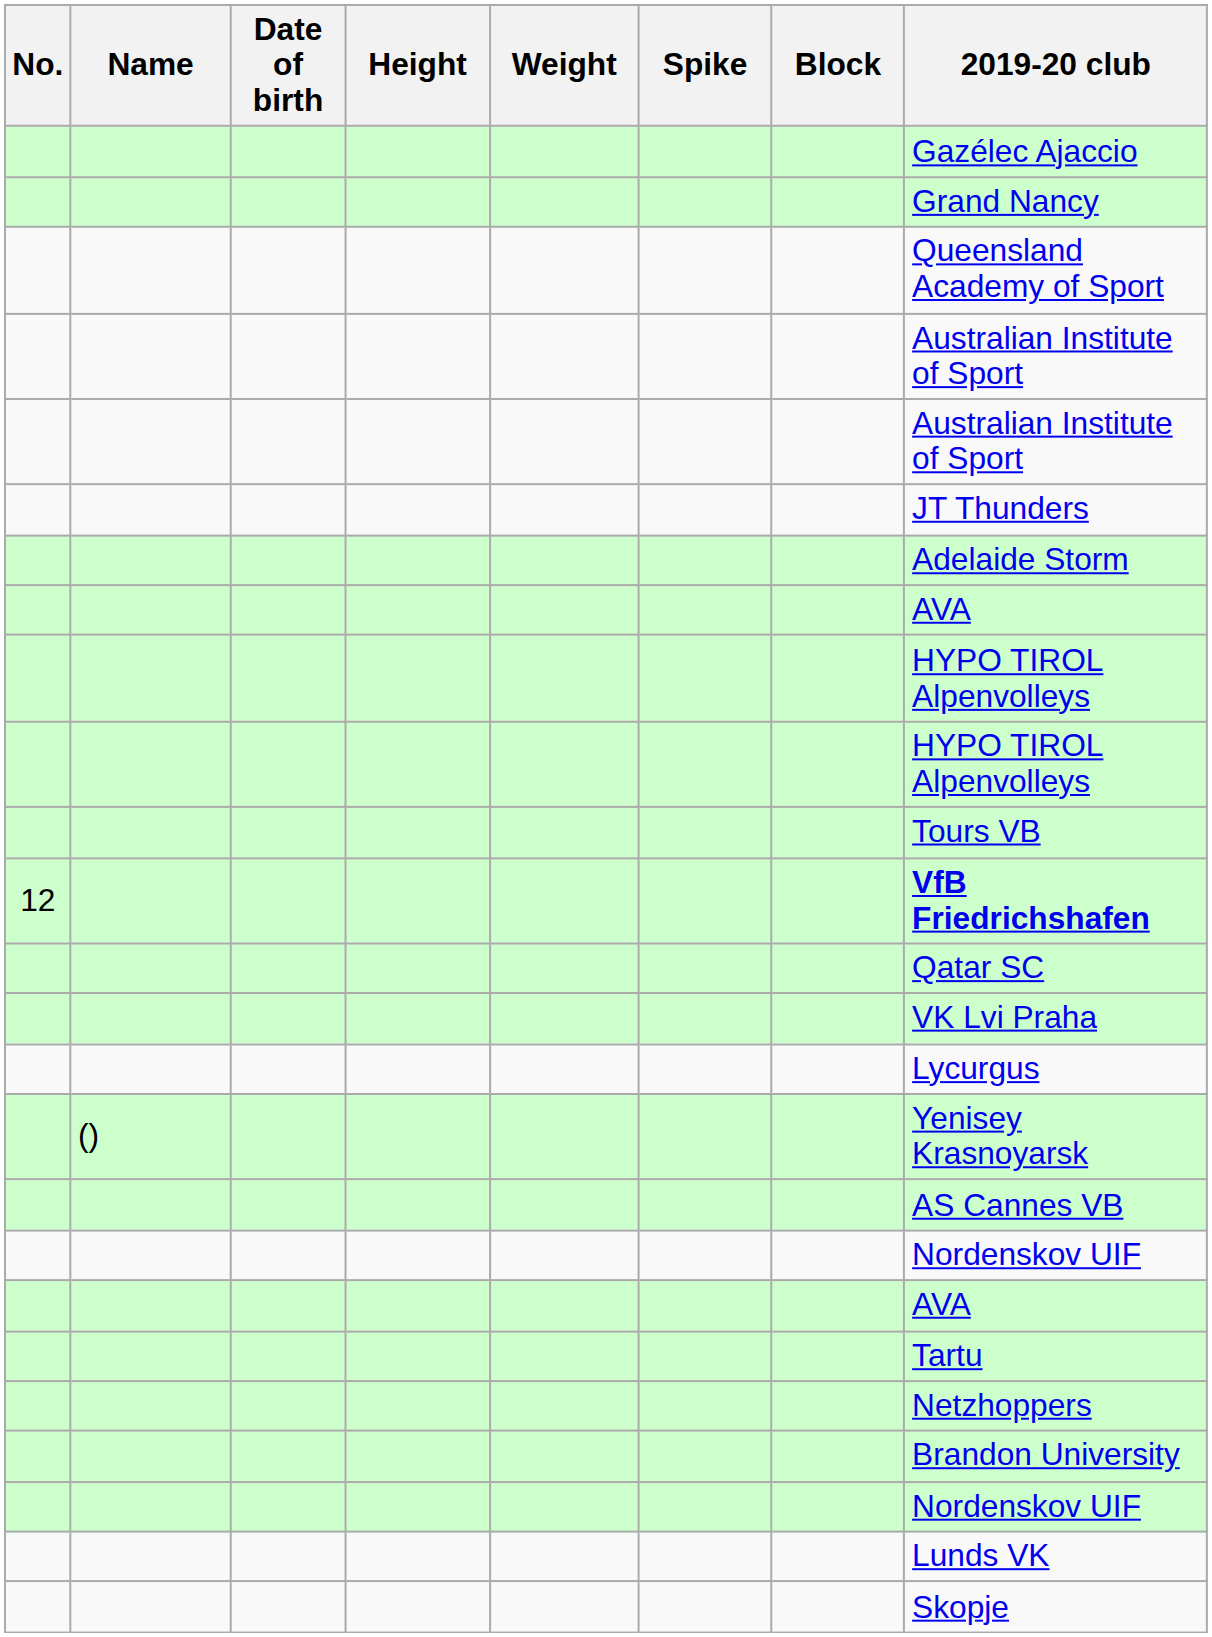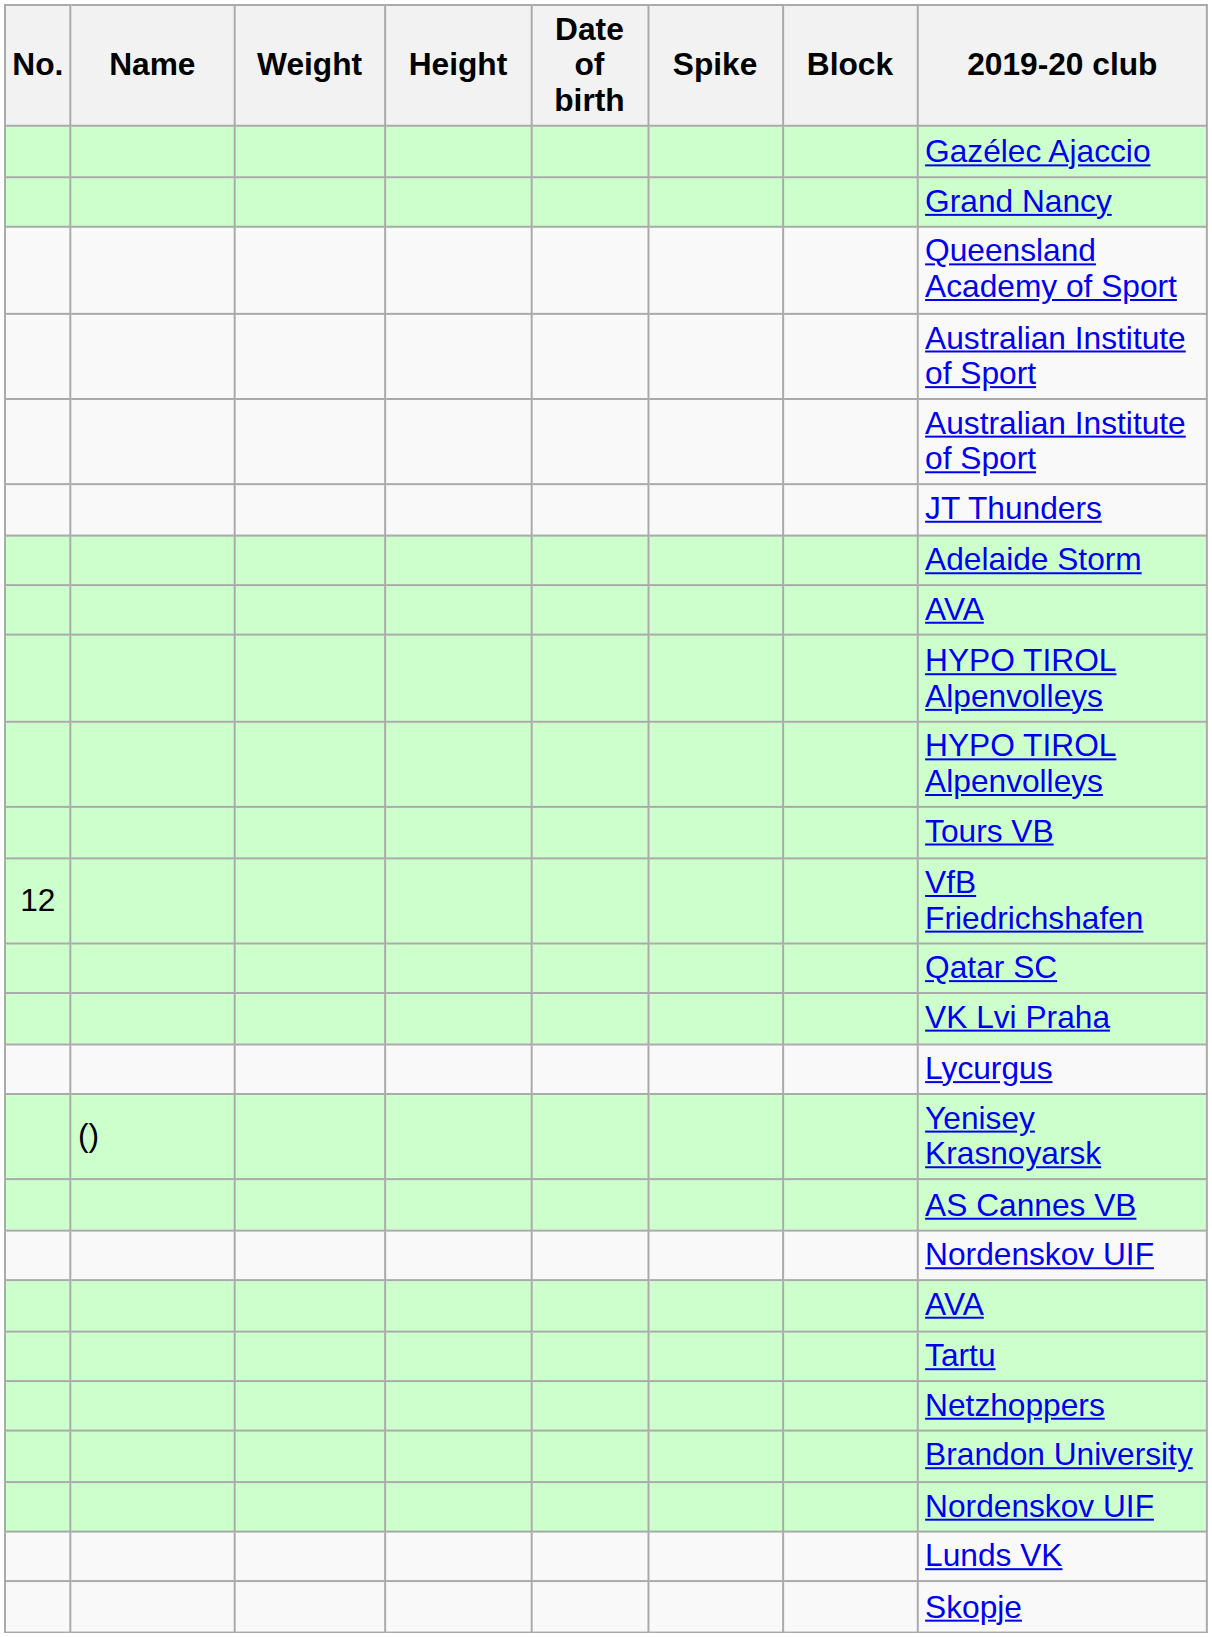columns swapped: (288, 65) <-> (564, 65)
(1031, 899) bold -> (1034, 899) normal
